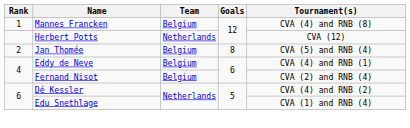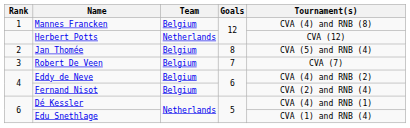+ row: (69, 63)
(326, 63) CVA (4) and RNB (1) -> (326, 77) CVA (4) and RNB (2)
(326, 90) CVA (4) and RNB (2) -> (326, 103) CVA (4) and RNB (1)
